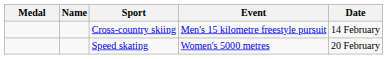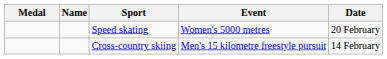rows swapped: (134, 29) <-> (120, 46)
